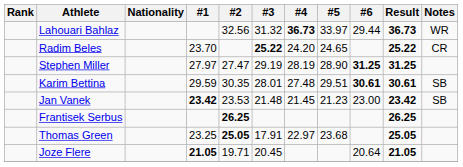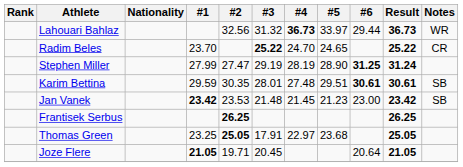(301, 48) 24.20 -> (301, 48) 24.70
(203, 65) 27.97 -> (203, 65) 27.99
(402, 65) 31.25 -> (402, 65) 31.24
